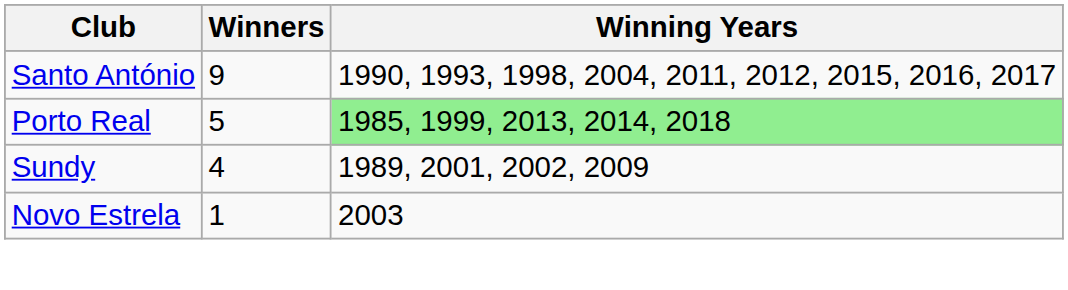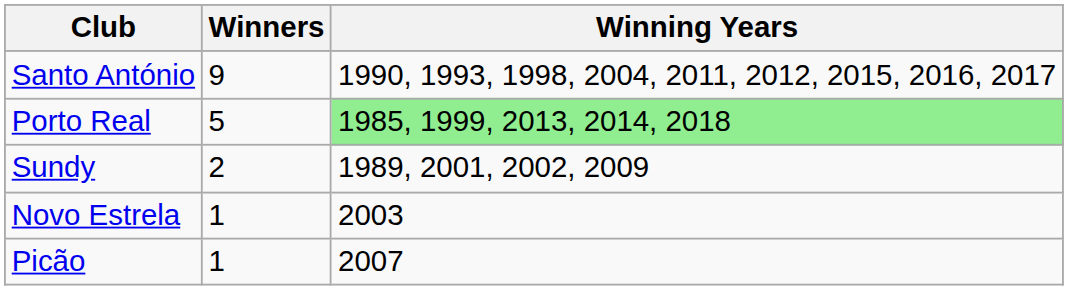(217, 167) 4 -> (217, 167) 2
+ row: (49, 261)
